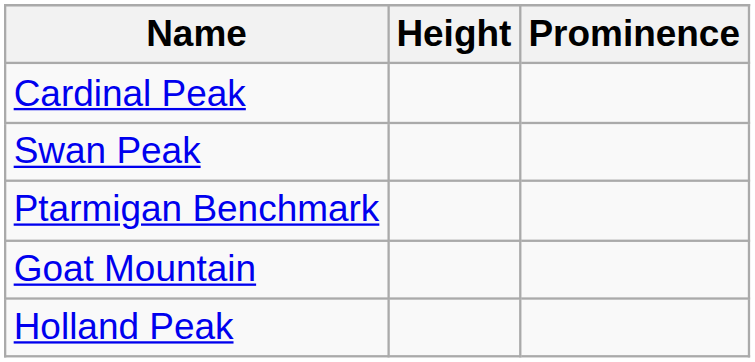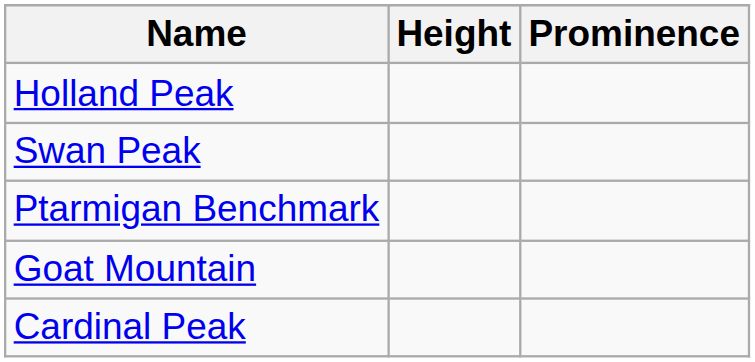rows swapped: (124, 326) <-> (130, 92)
